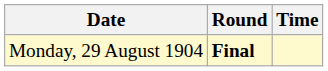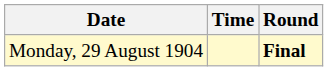columns swapped: (297, 19) <-> (240, 19)
